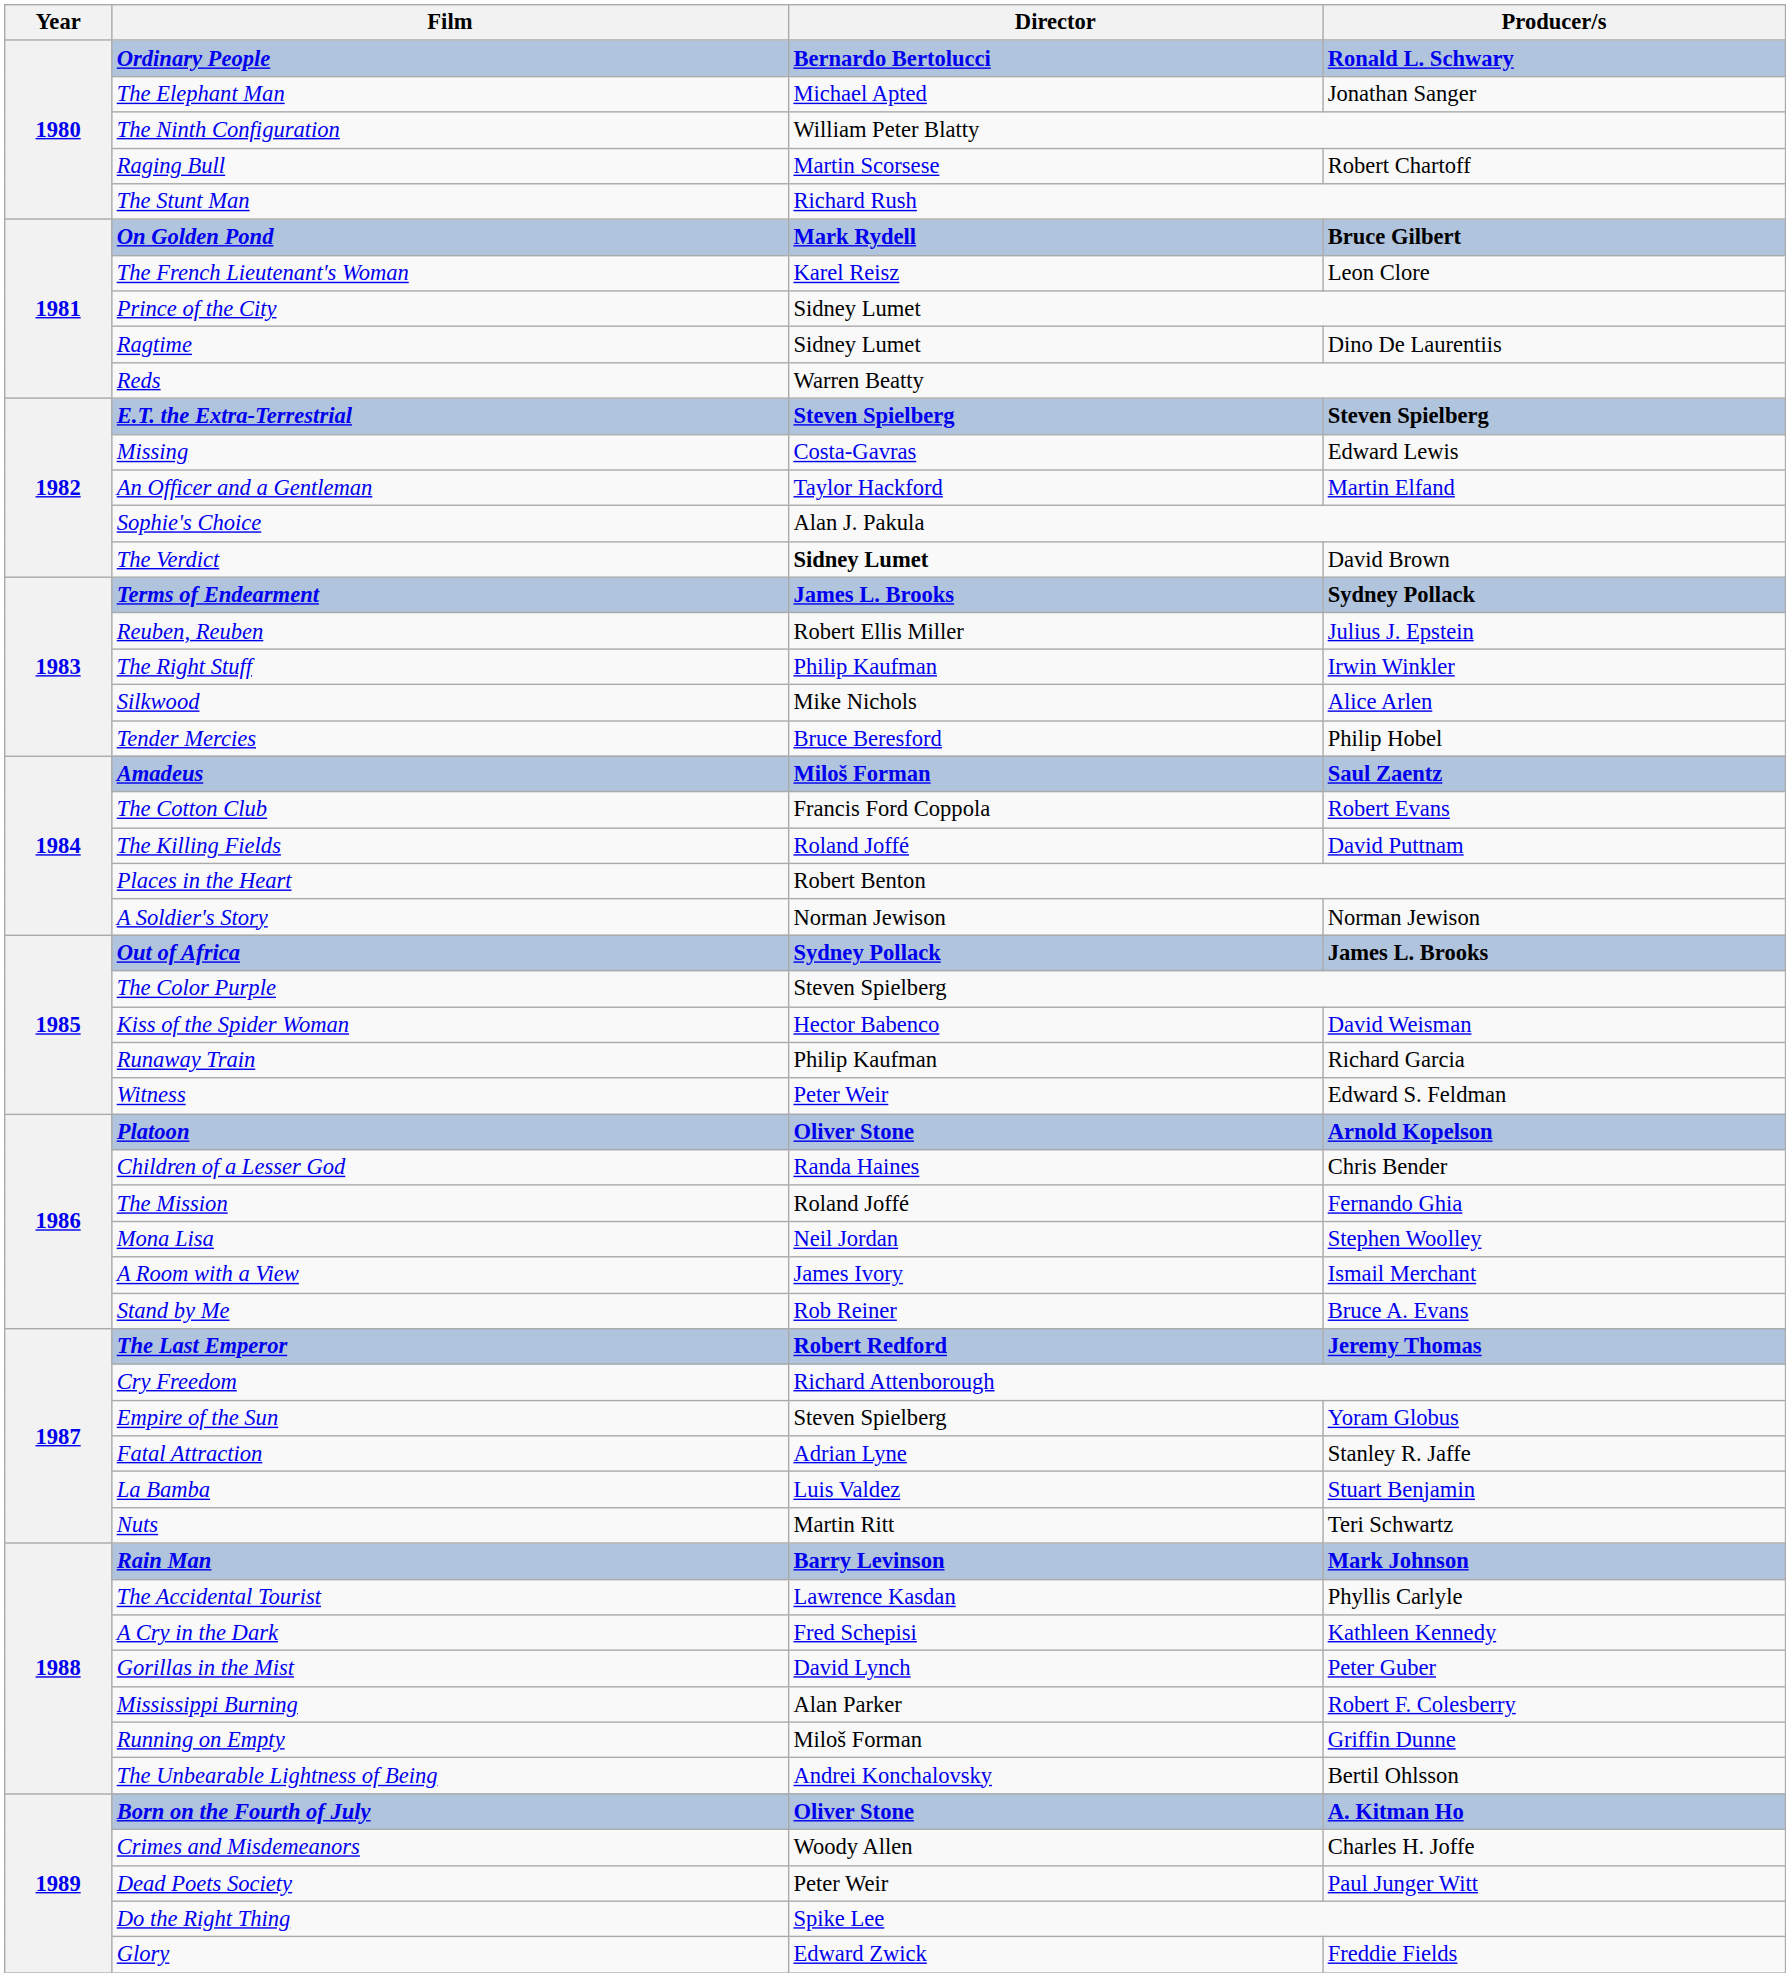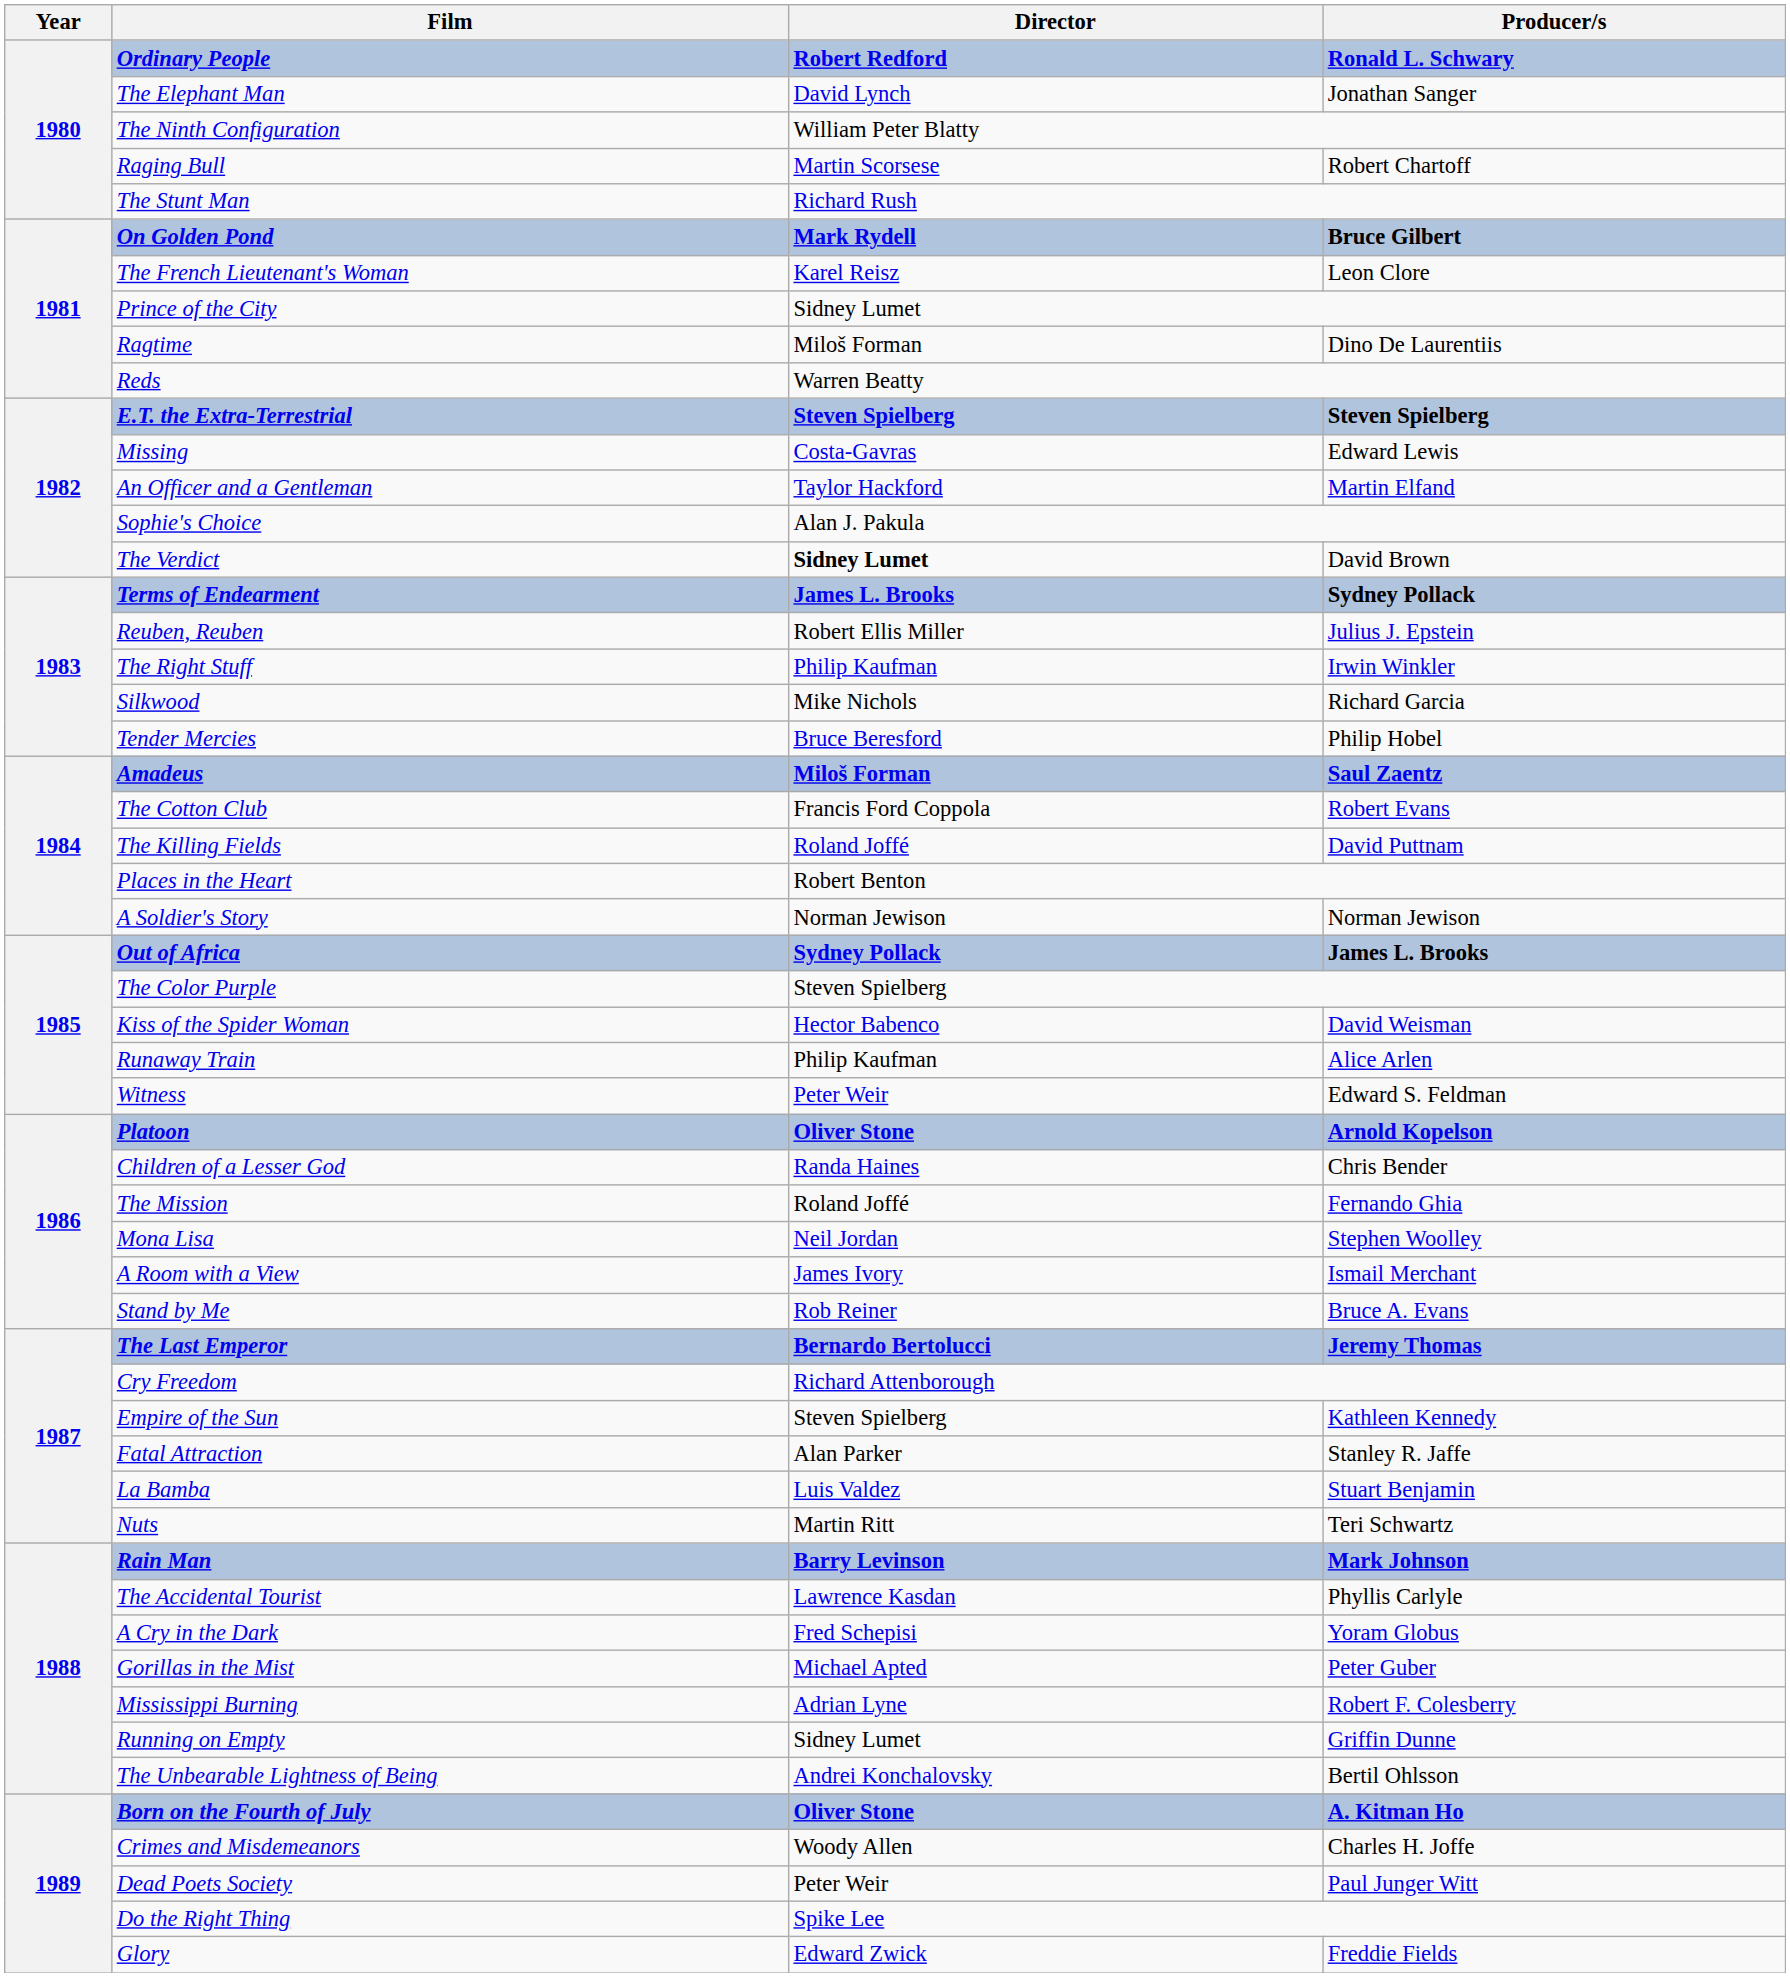(892, 58) Bernardo Bertolucci -> (870, 58) Robert Redford
(860, 93) Michael Apted -> (852, 93) David Lynch
(857, 344) Sidney Lumet -> (858, 344) Miloš Forman
(1380, 702) Alice Arlen -> (1396, 702) Richard Garcia
(1396, 1059) Richard Garcia -> (1380, 1059) Alice Arlen
(870, 1346) Robert Redford -> (892, 1346) Bernardo Bertolucci
(1393, 1417) Yoram Globus -> (1412, 1417) Kathleen Kennedy
(850, 1453) Adrian Lyne -> (848, 1453) Alan Parker
(1412, 1632) Kathleen Kennedy -> (1393, 1632) Yoram Globus
(852, 1668) David Lynch -> (860, 1668) Michael Apted
(848, 1703) Alan Parker -> (850, 1703) Adrian Lyne
(858, 1739) Miloš Forman -> (857, 1739) Sidney Lumet
